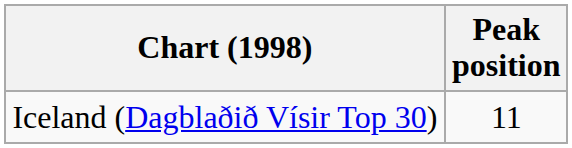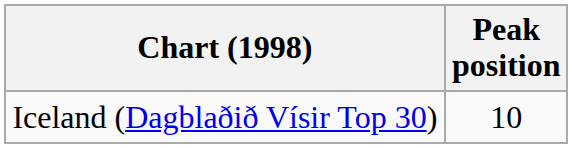(506, 116) 11 -> (506, 116) 10
